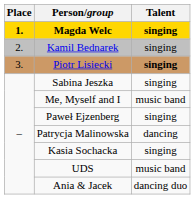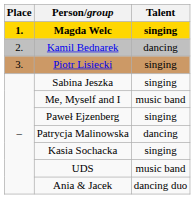(161, 47) singing -> (161, 47) dancing
(161, 64) bold -> (161, 64) normal
